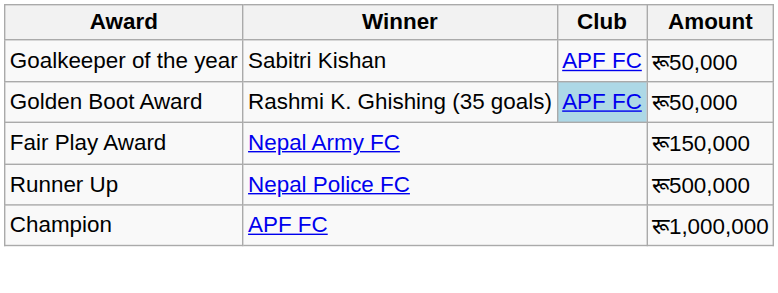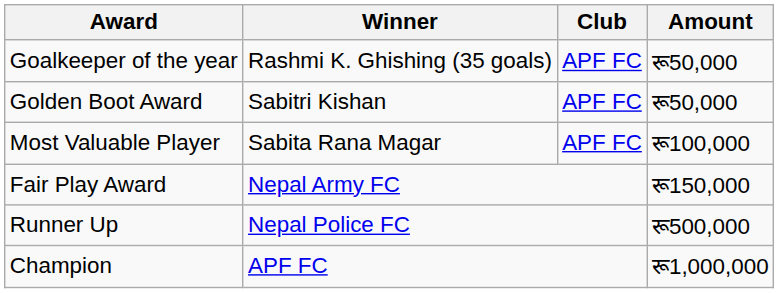(317, 60) Sabitri Kishan -> (400, 60) Rashmi K. Ghishing (35 goals)
(400, 101) Rashmi K. Ghishing (35 goals) -> (317, 101) Sabitri Kishan
(602, 101) lightblue background -> (602, 101) no background
+ row: (115, 142)
